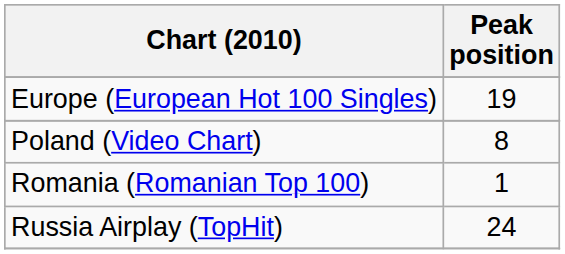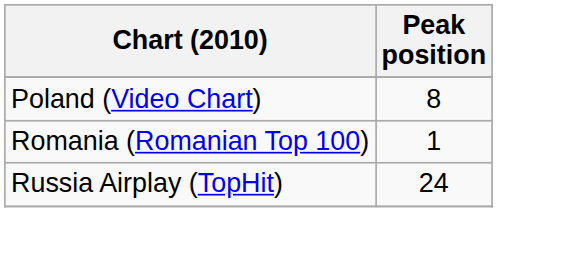- row: (224, 98)
